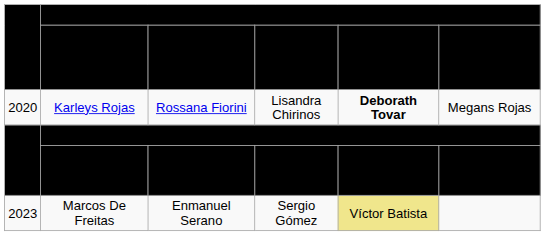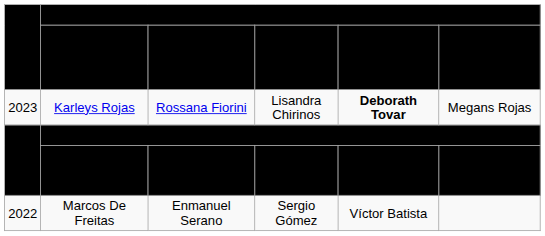(23, 108) 2020 -> (23, 108) 2023
(23, 213) 2023 -> (23, 213) 2022
(388, 213) khaki background -> (388, 213) no background
